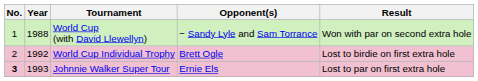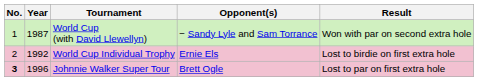(38, 33) 1988 -> (38, 33) 1987
(201, 54) Brett Ogle -> (199, 54) Ernie Els
(38, 69) 1993 -> (38, 69) 1996
(199, 69) Ernie Els -> (201, 69) Brett Ogle
